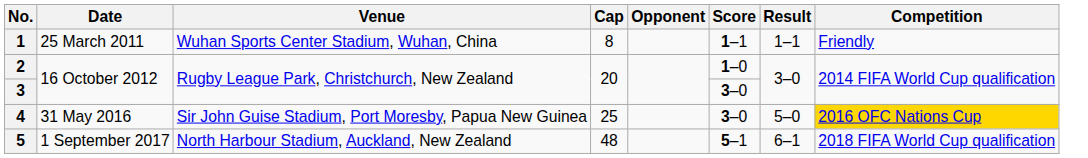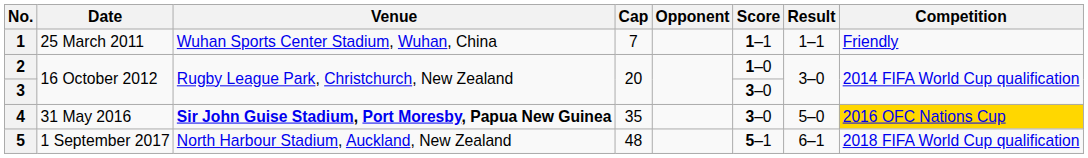(609, 41) 8 -> (633, 41) 7
(382, 116) normal -> (394, 116) bold
(609, 116) 25 -> (633, 116) 35
